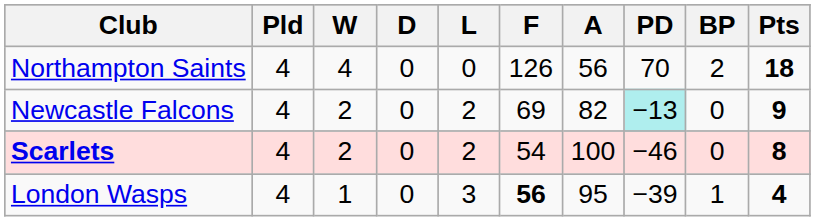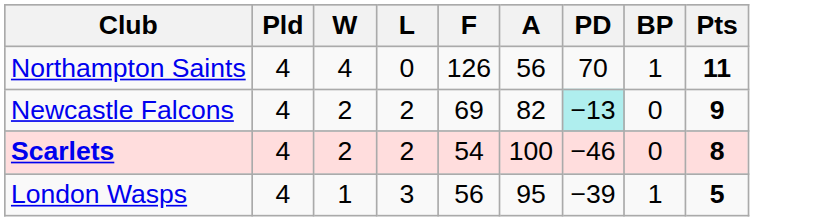- column: (407, 25)
(717, 67) 2 -> (655, 67) 1
(779, 67) 18 -> (717, 67) 11
(531, 194) bold -> (469, 194) normal
(779, 194) 4 -> (717, 194) 5
